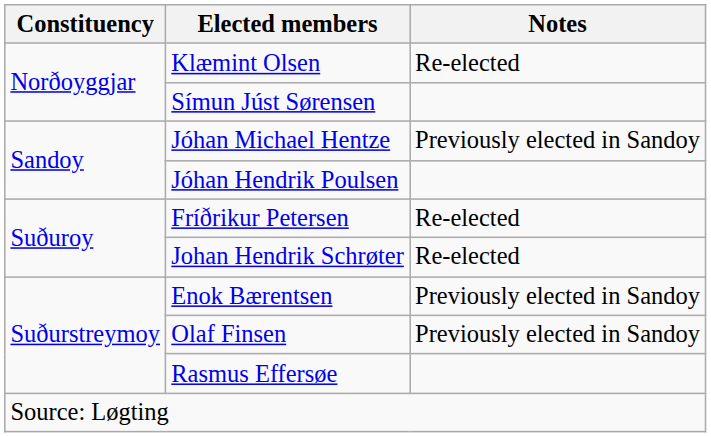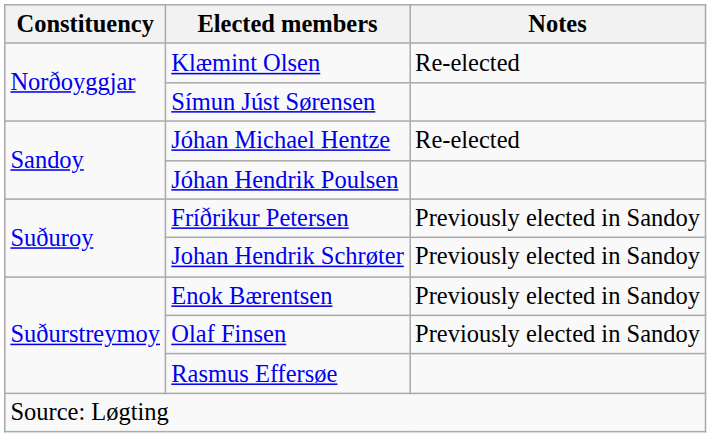(558, 140) Previously elected in Sandoy -> (467, 140) Re-elected
(467, 218) Re-elected -> (558, 218) Previously elected in Sandoy
(467, 256) Re-elected -> (558, 256) Previously elected in Sandoy
